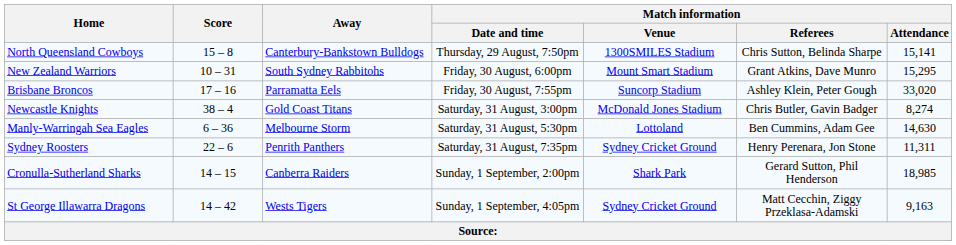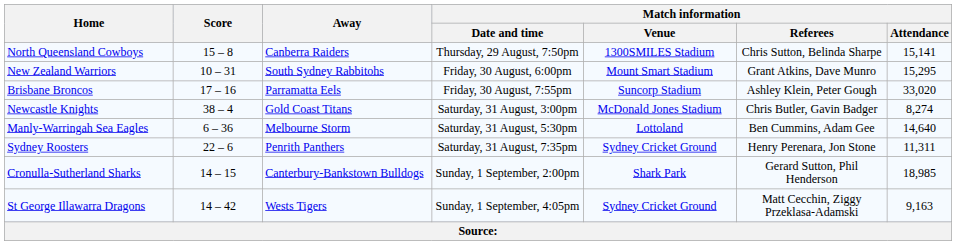(344, 52) Canterbury-Bankstown Bulldogs -> (307, 52) Canberra Raiders
(920, 128) 14,630 -> (920, 128) 14,640
(307, 173) Canberra Raiders -> (344, 173) Canterbury-Bankstown Bulldogs
